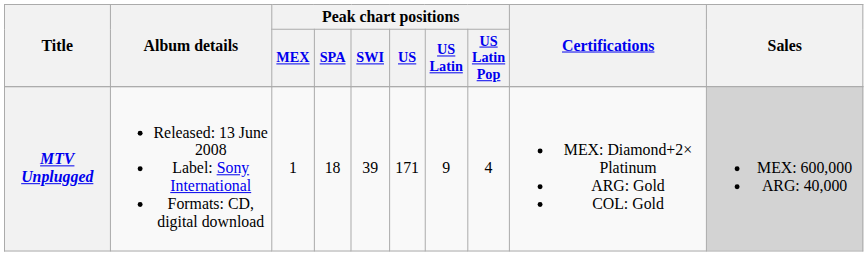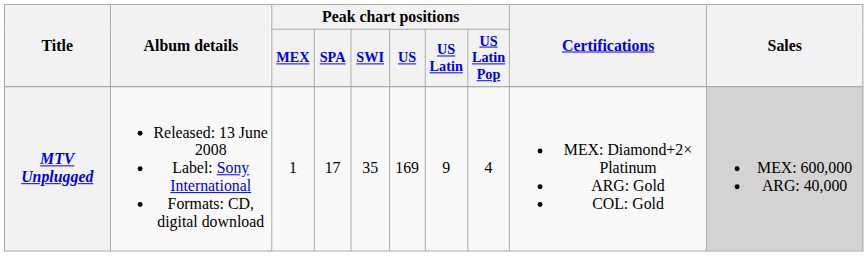(333, 168) 18 -> (333, 168) 17
(370, 168) 39 -> (370, 168) 35
(407, 168) 171 -> (407, 168) 169
